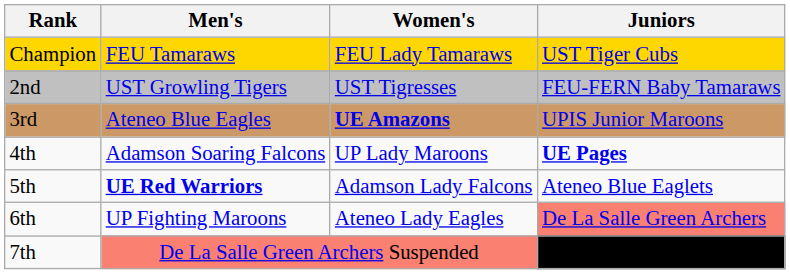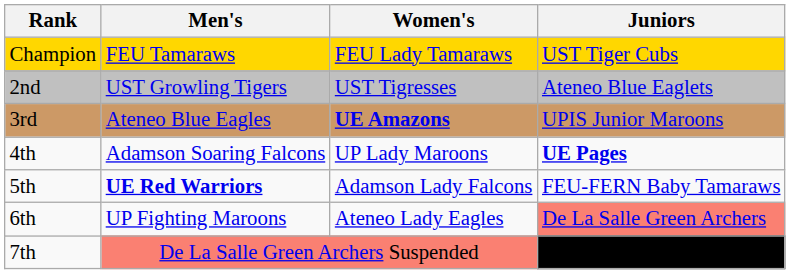(661, 86) FEU-FERN Baby Tamaraws -> (627, 86) Ateneo Blue Eaglets
(627, 185) Ateneo Blue Eaglets -> (661, 185) FEU-FERN Baby Tamaraws
